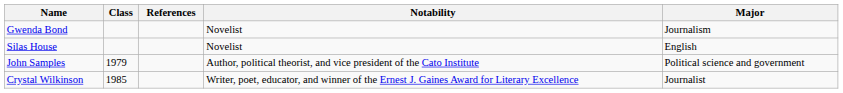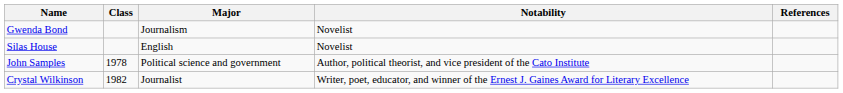columns swapped: (750, 12) <-> (171, 12)
(116, 63) 1979 -> (116, 63) 1978
(116, 79) 1985 -> (116, 79) 1982
